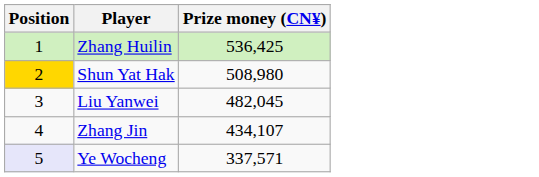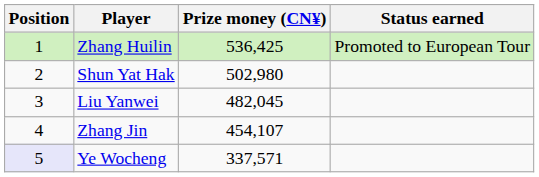+ column: (432, 18)
(39, 74) gold background -> (39, 74) no background
(255, 74) 508,980 -> (255, 74) 502,980
(255, 130) 434,107 -> (255, 130) 454,107
